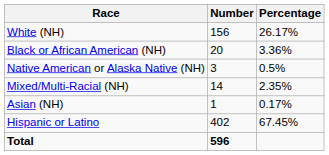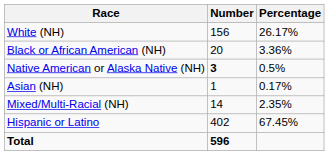(213, 68) normal -> (213, 68) bold
rows swapped: (35, 104) <-> (68, 86)
